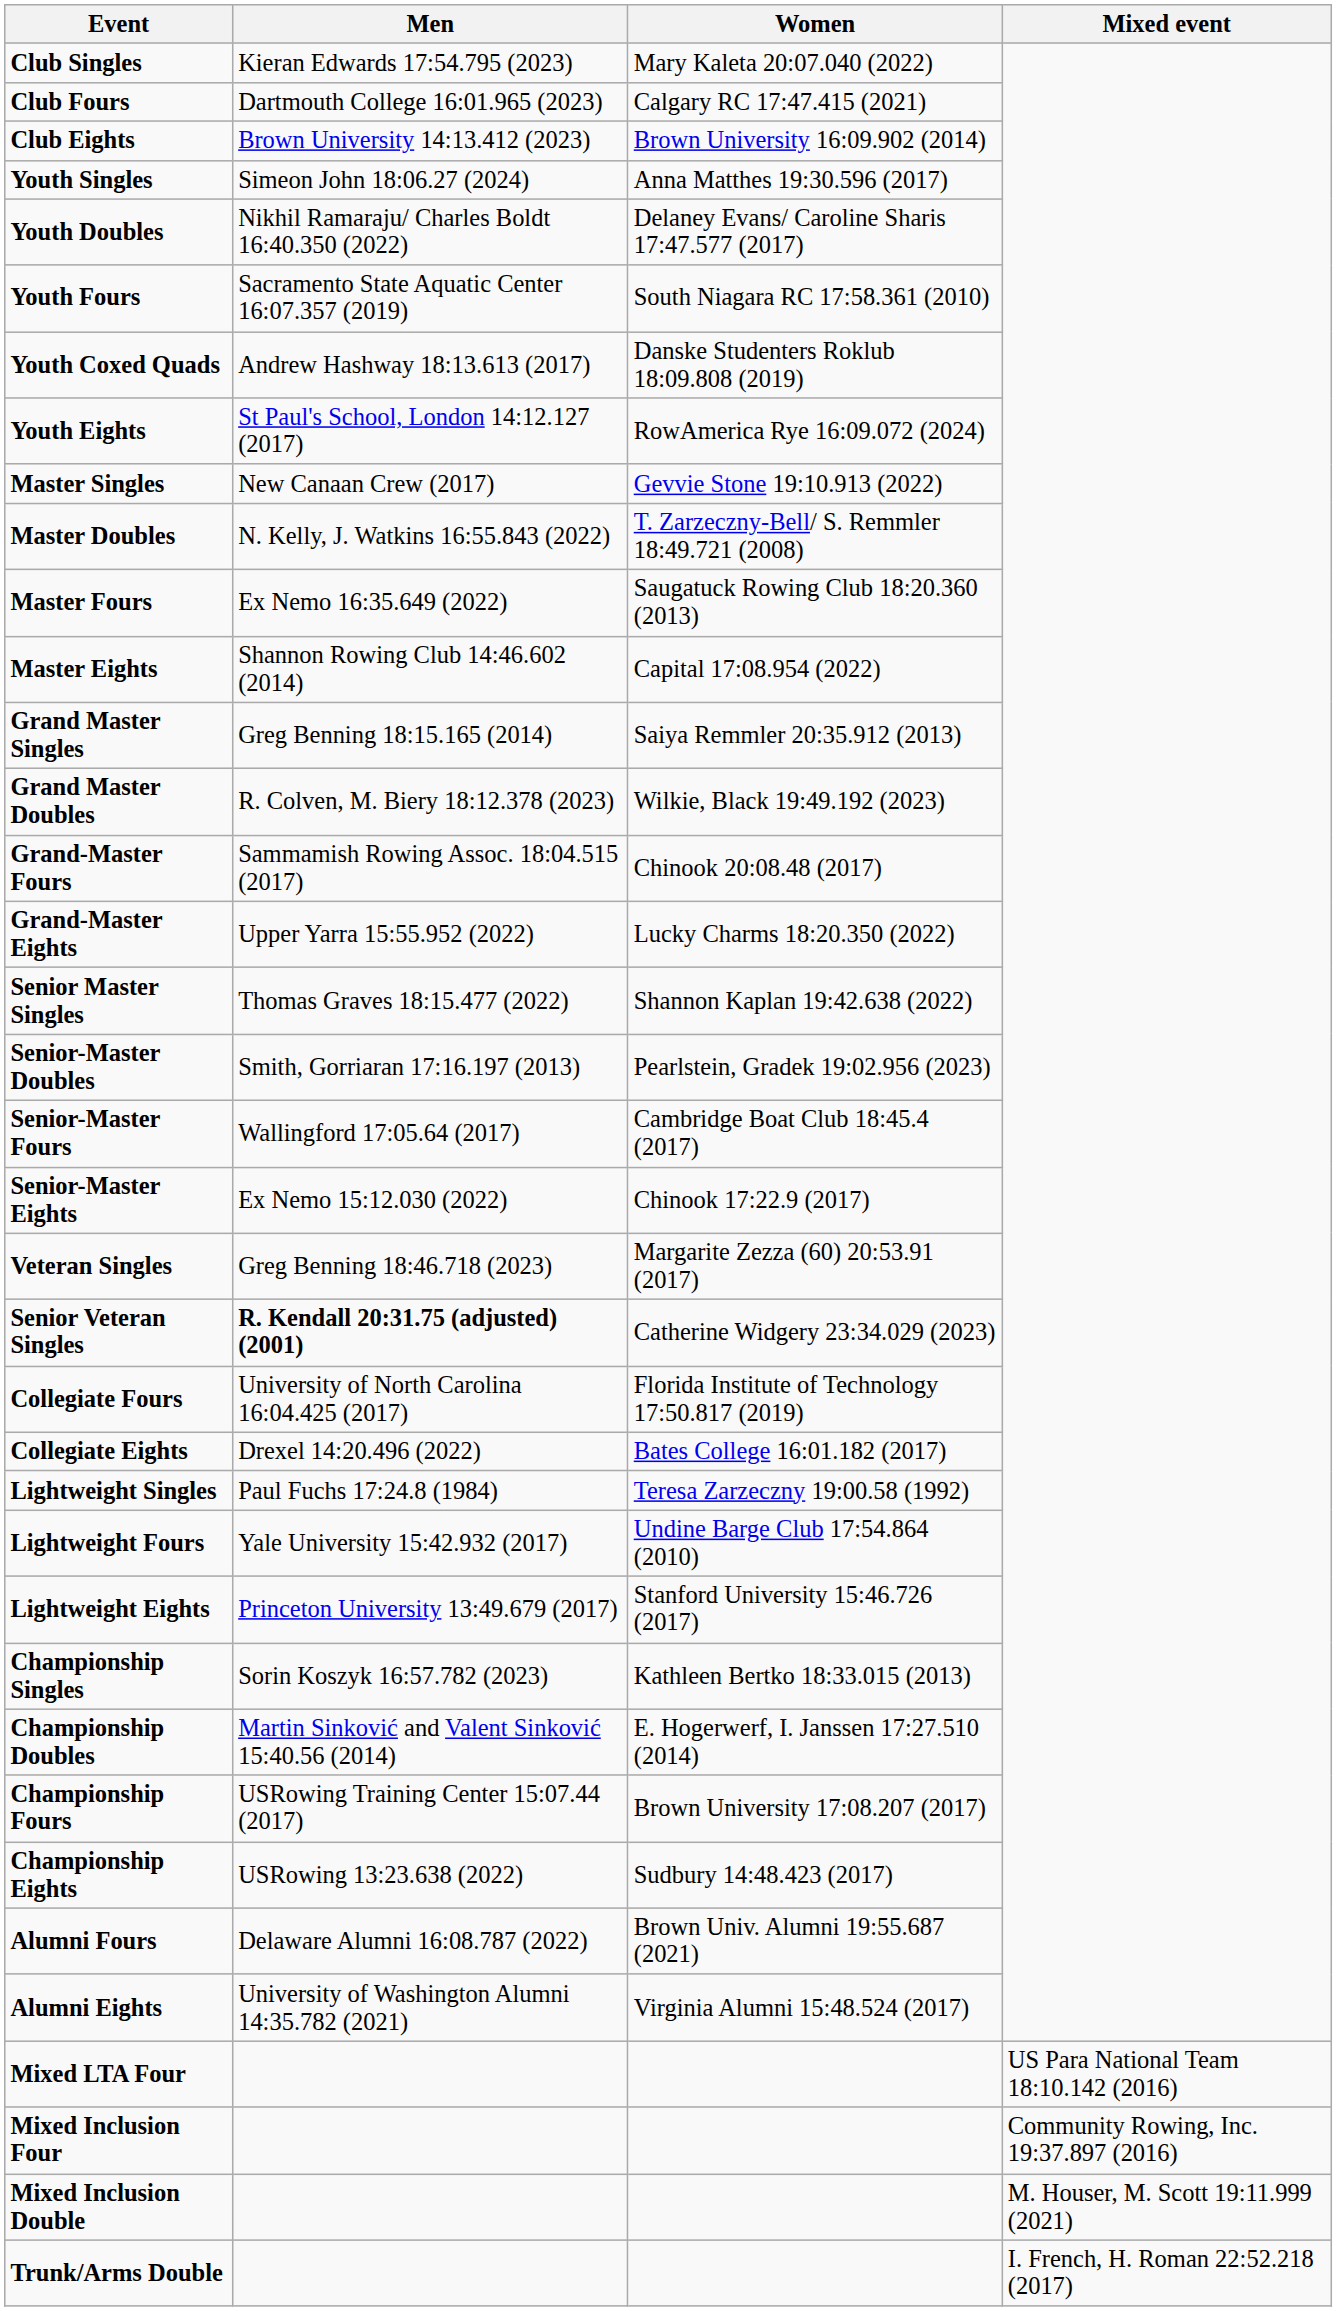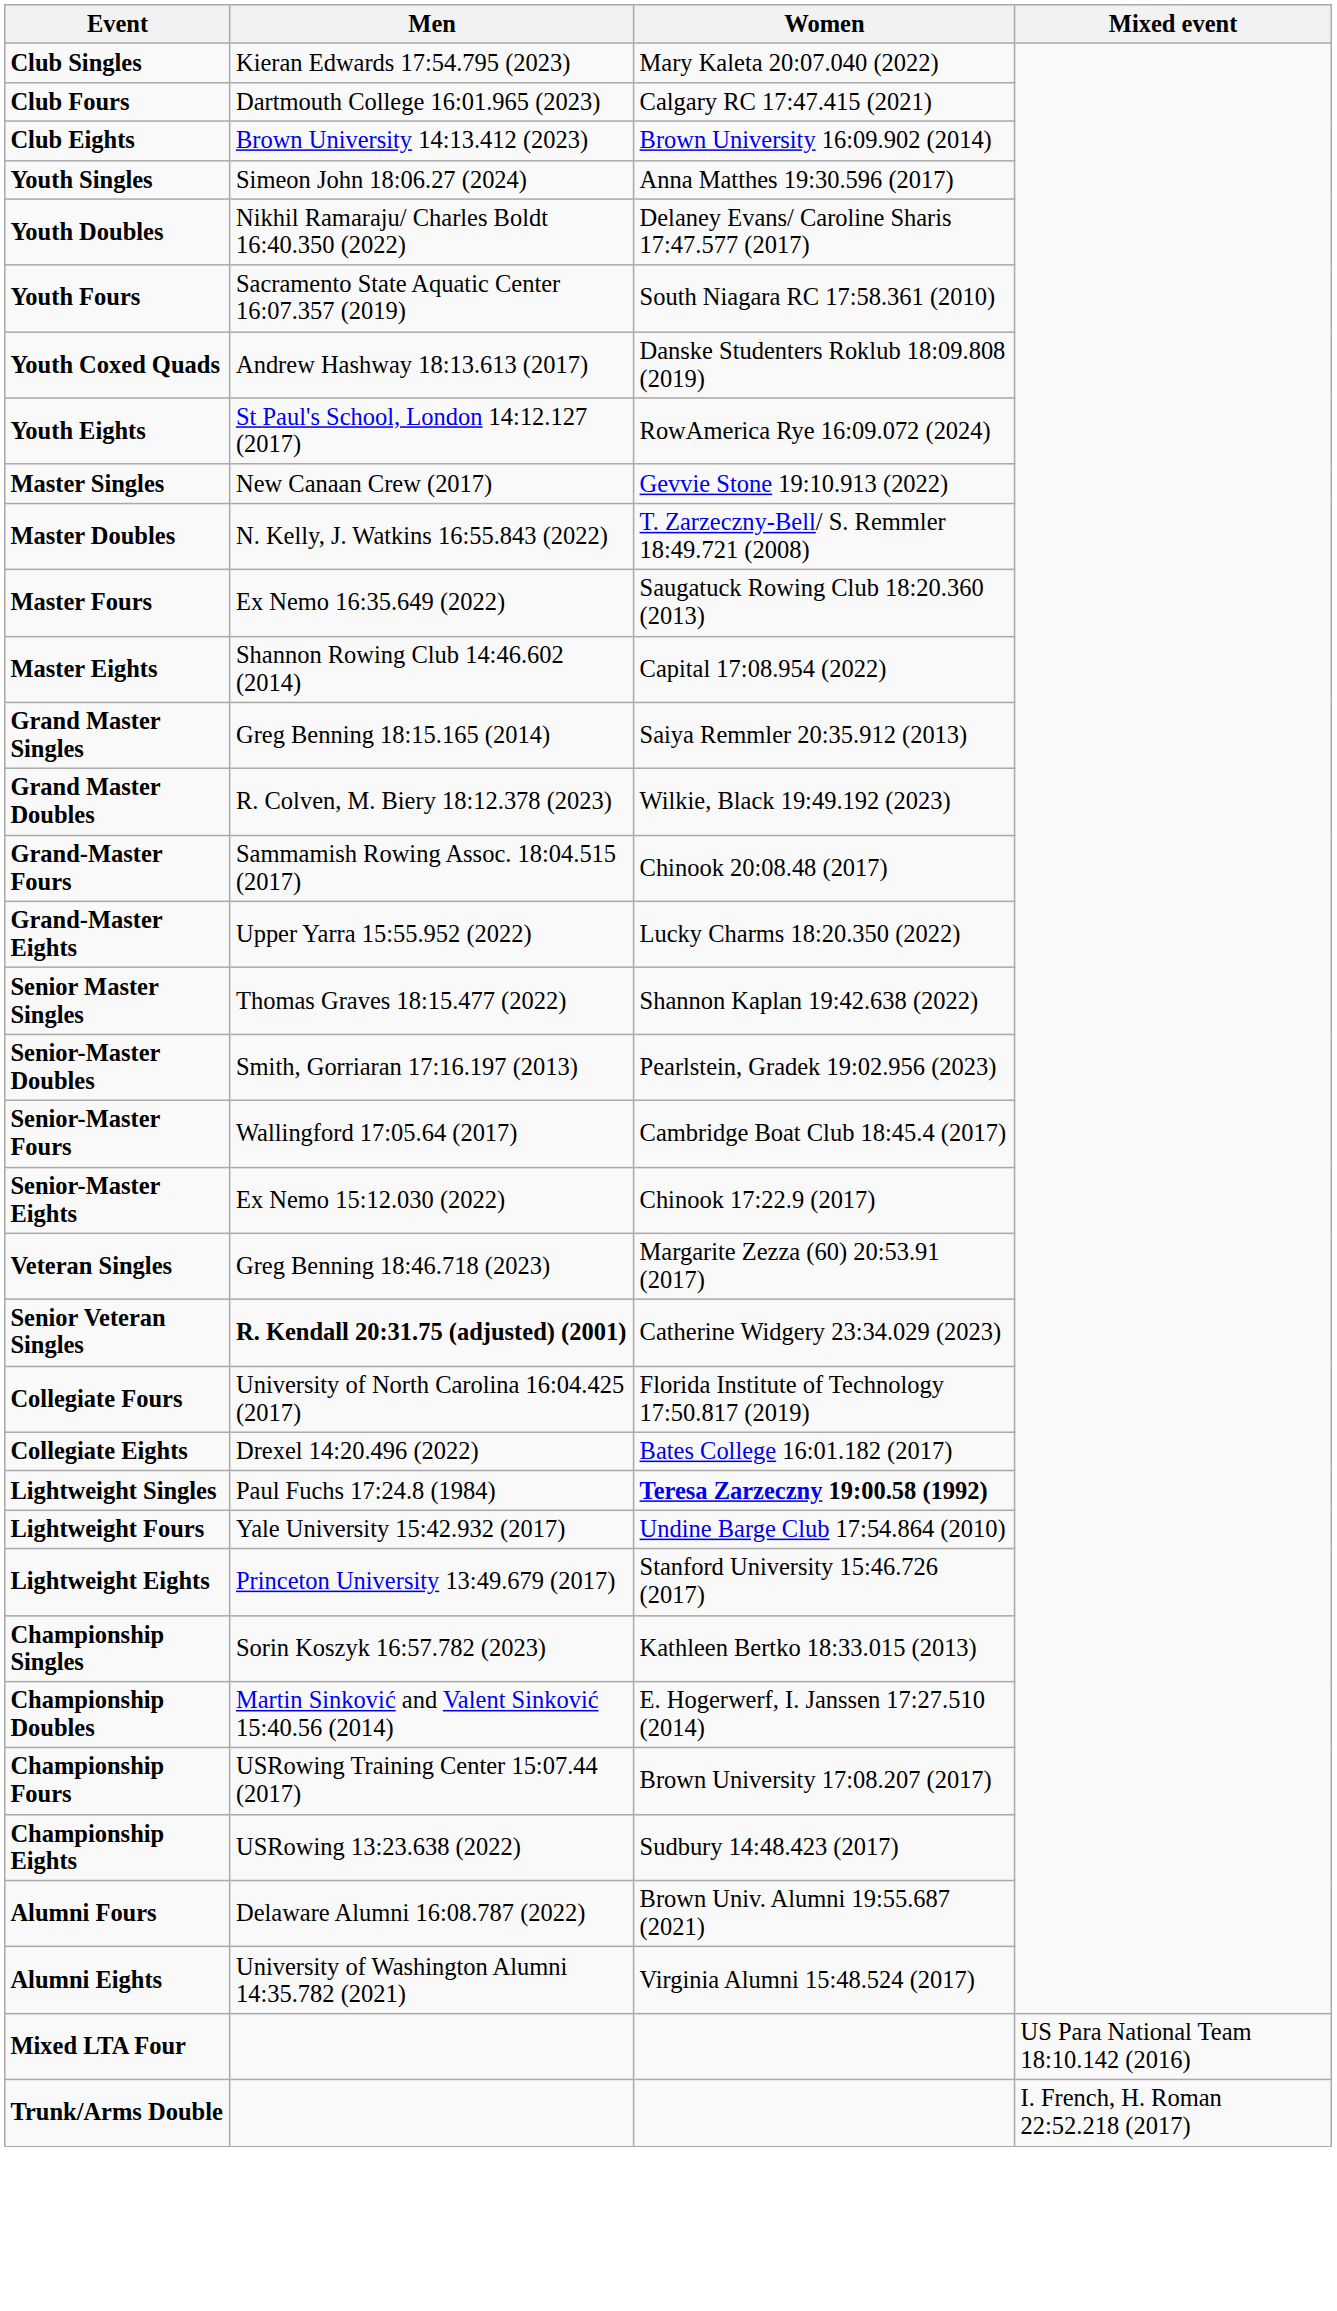(801, 1490) normal -> (814, 1490) bold
- row: (95, 2140)
- row: (95, 2206)
